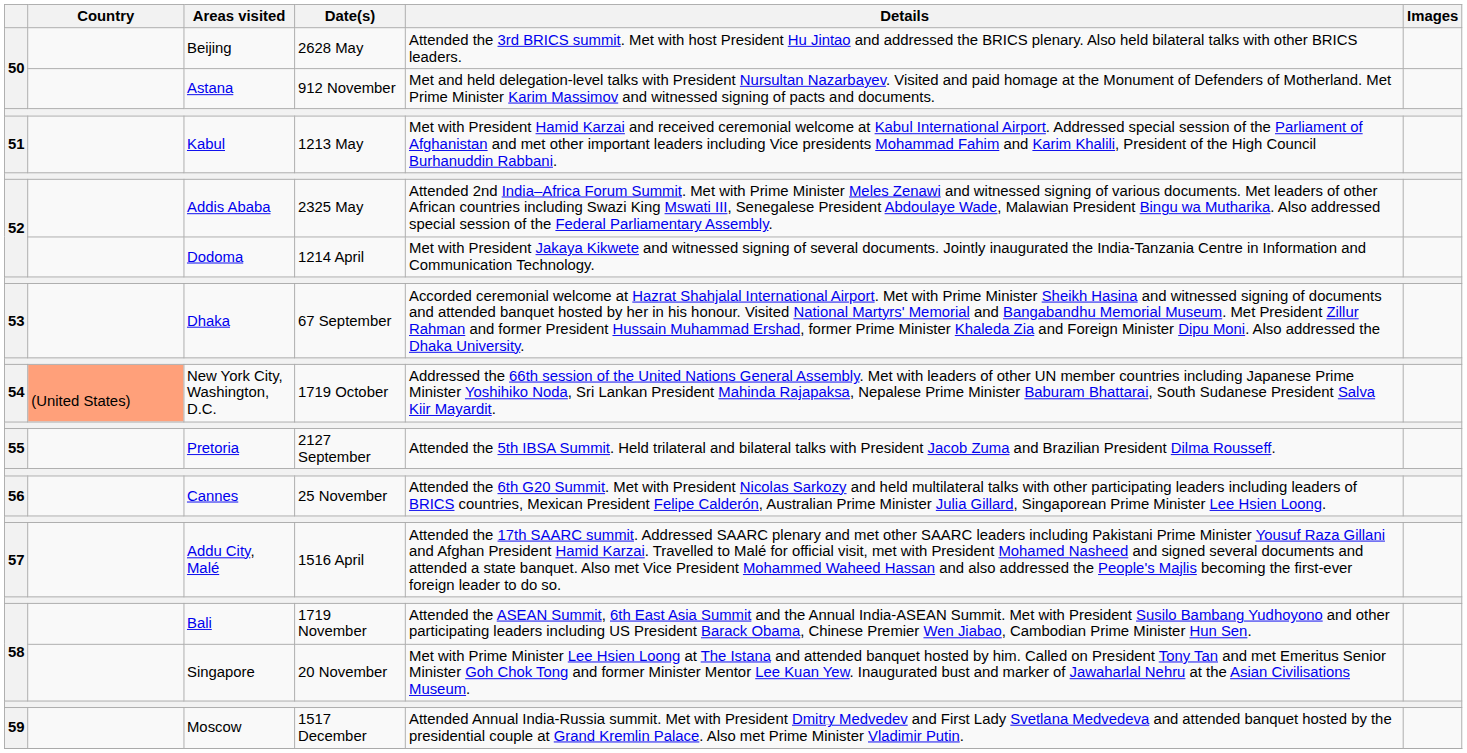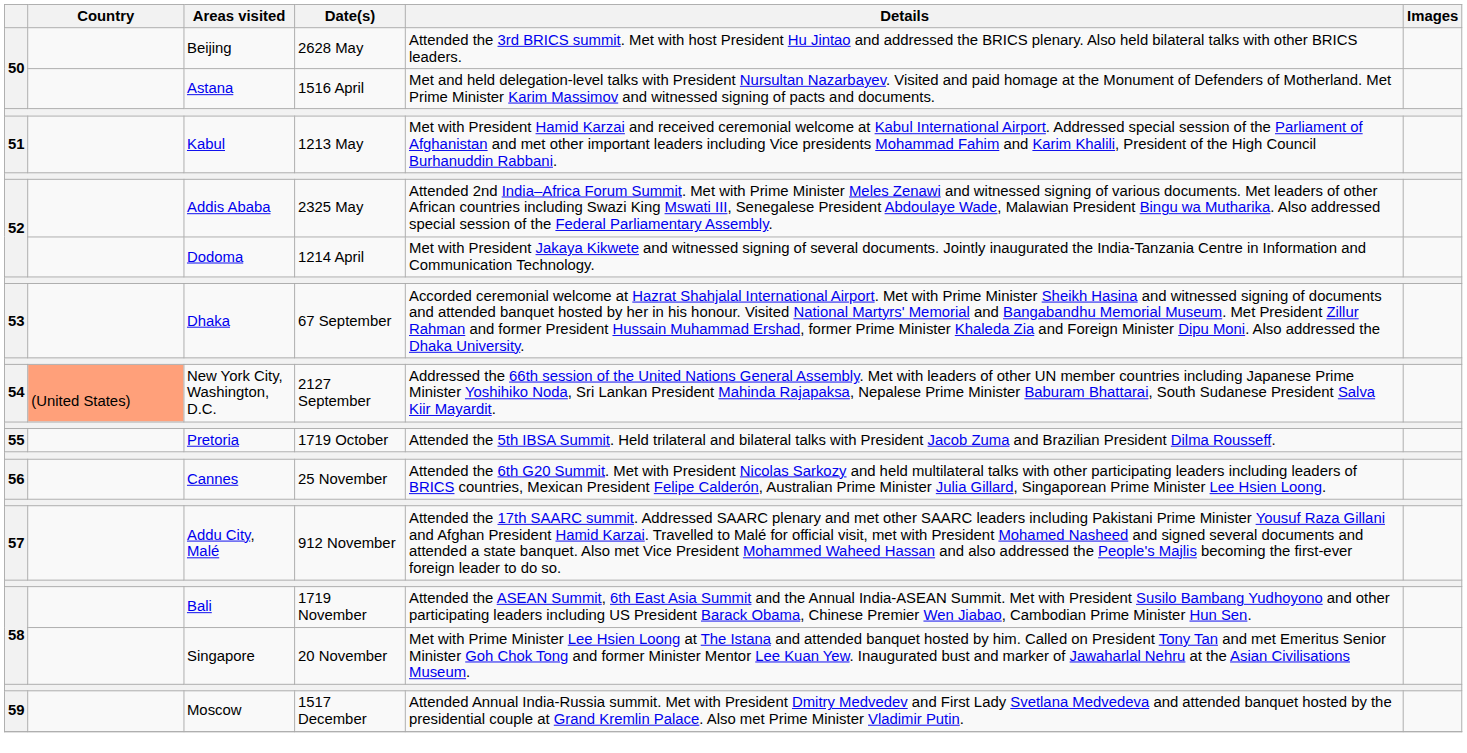(347, 88) 912 November -> (331, 88) 1516 April
(343, 393) 1719 October -> (334, 393) 2127 September
(334, 448) 2127 September -> (343, 440) 1719 October
(331, 559) 1516 April -> (347, 543) 912 November
